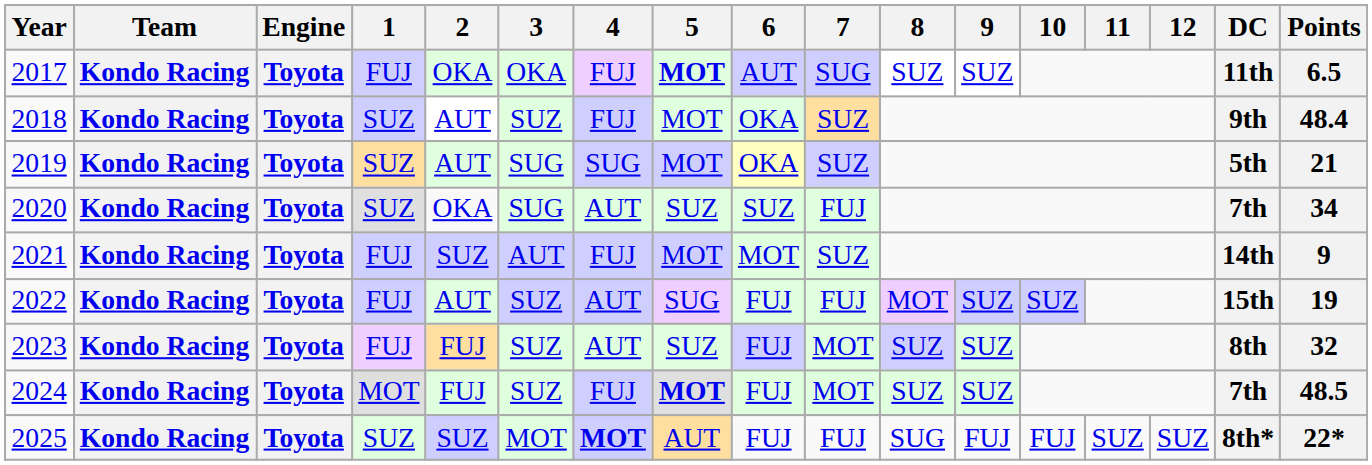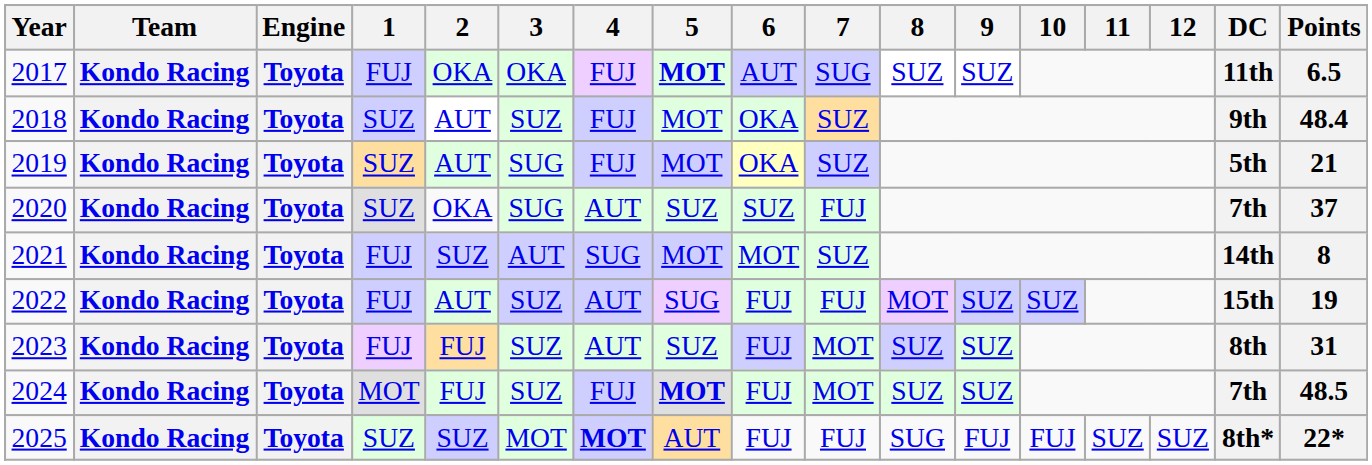(613, 163) SUG -> (613, 163) FUJ
(1324, 209) 34 -> (1324, 209) 37
(613, 254) FUJ -> (613, 254) SUG
(1324, 254) 9 -> (1324, 254) 8
(1324, 345) 32 -> (1324, 345) 31
